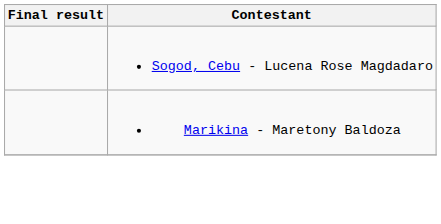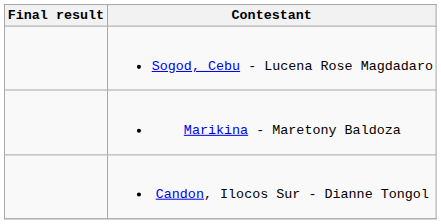+ row: (272, 194)
